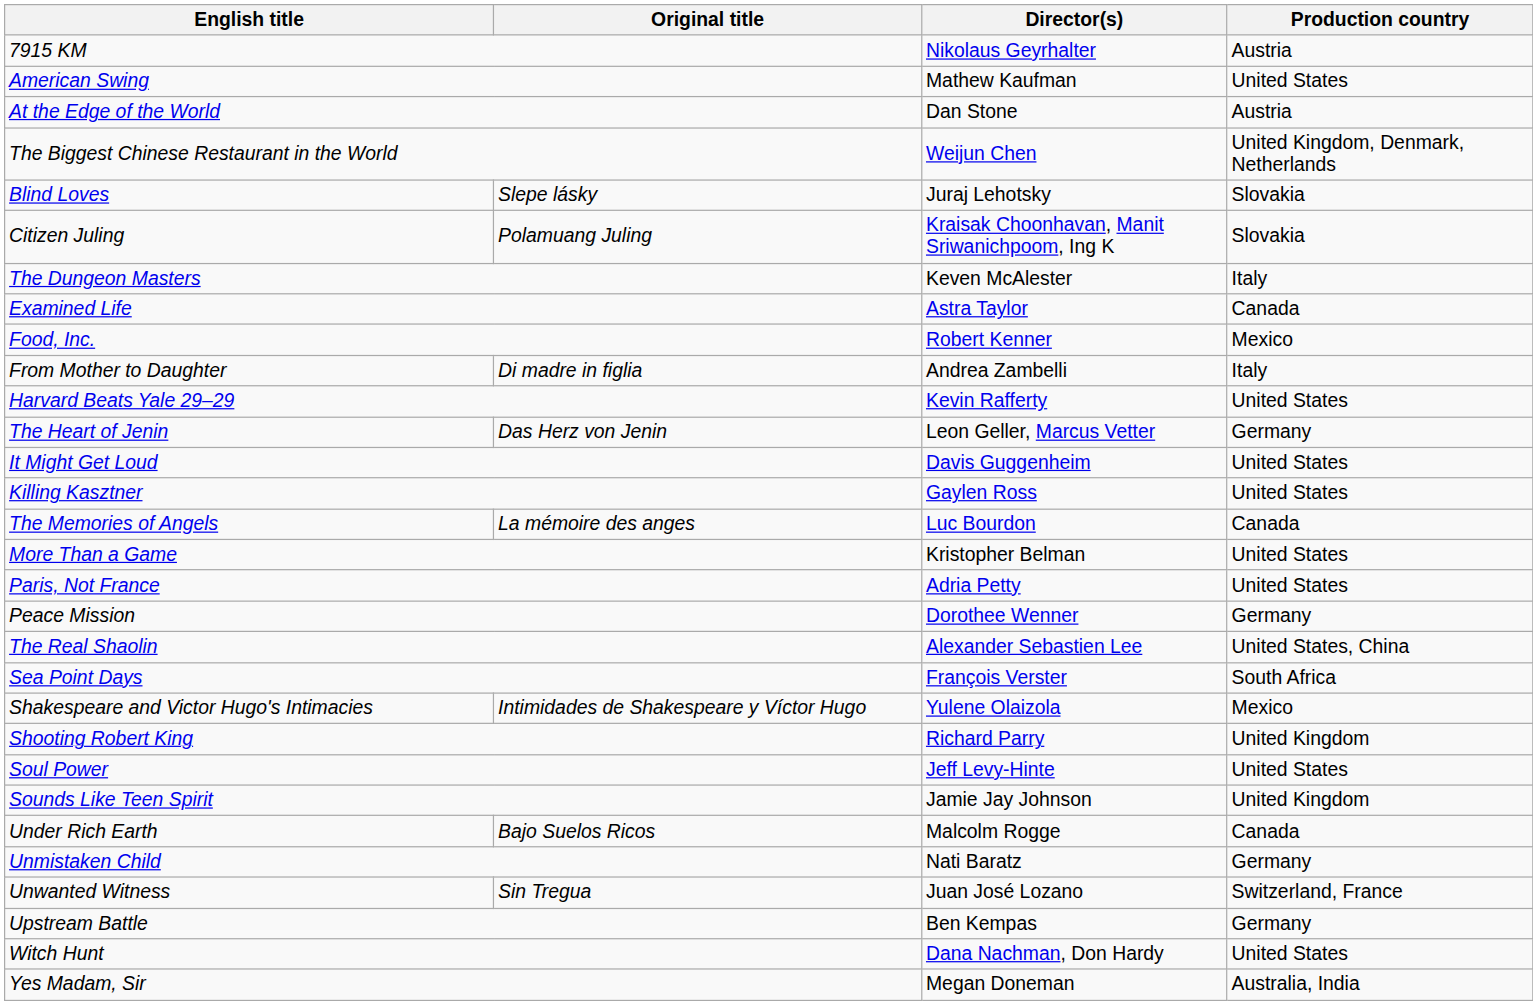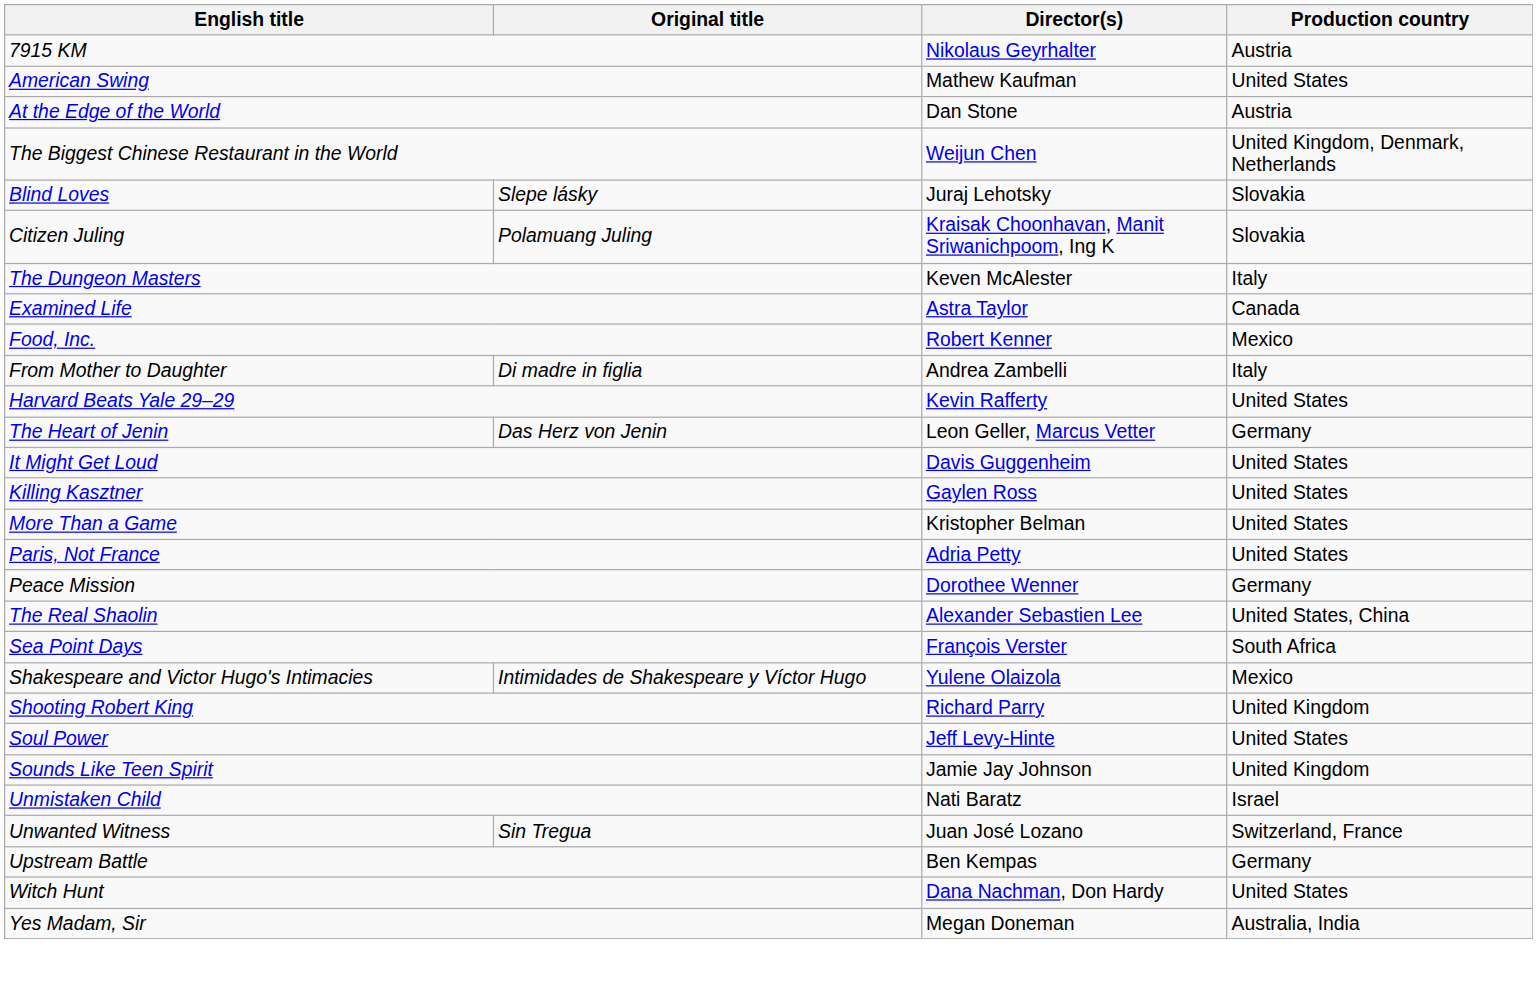- row: (114, 523)
- row: (83, 831)
(1271, 861) Germany -> (1255, 800) Israel
